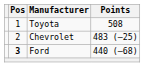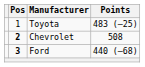(115, 25) 508 -> (115, 25) 483 (–25)
(18, 38) normal -> (18, 38) bold
(115, 38) 483 (–25) -> (115, 38) 508
